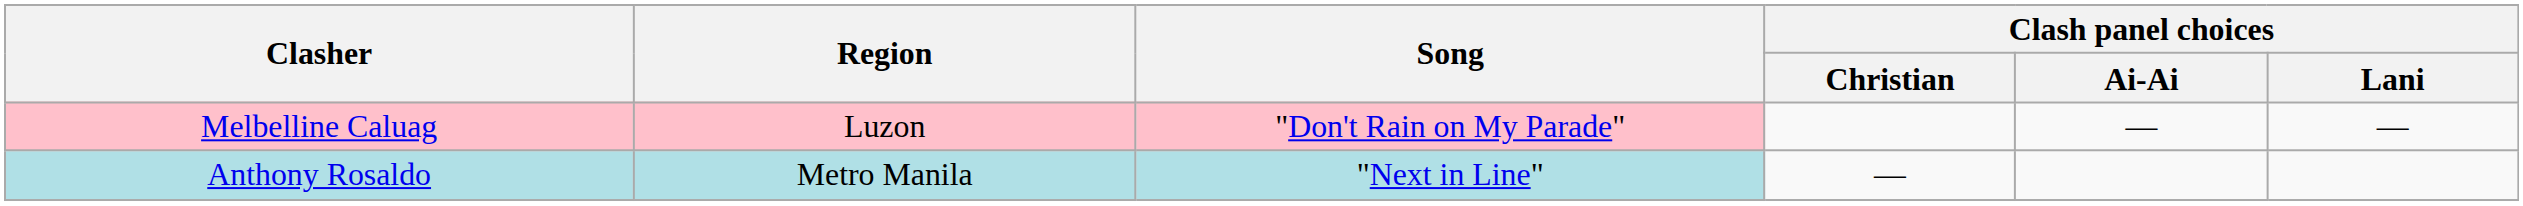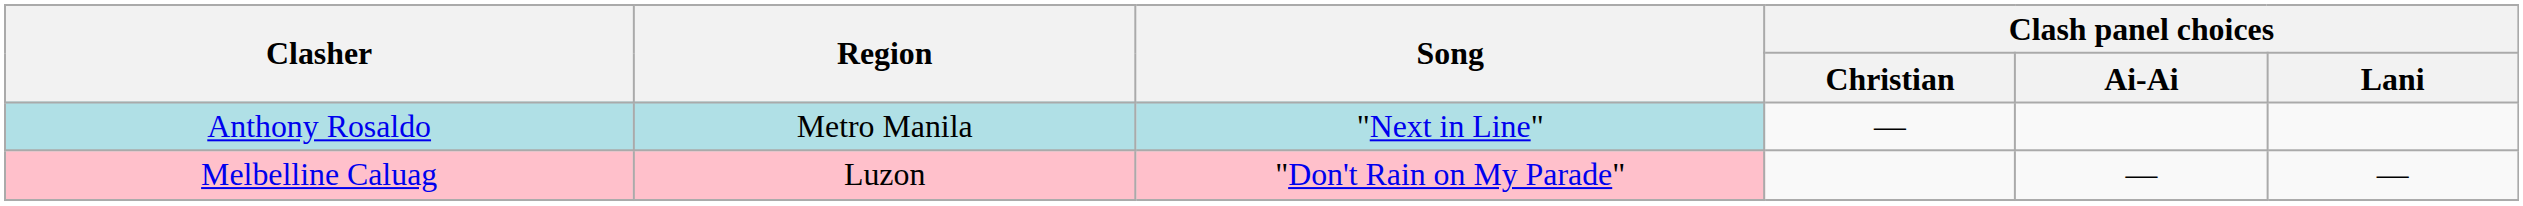rows swapped: (319, 175) <-> (319, 126)
